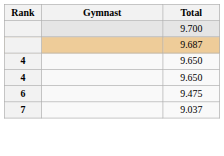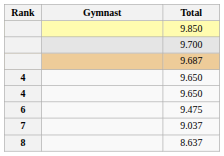+ row: (23, 29)
+ row: (23, 143)
